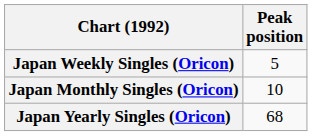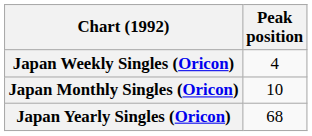(275, 63) 5 -> (275, 63) 4
